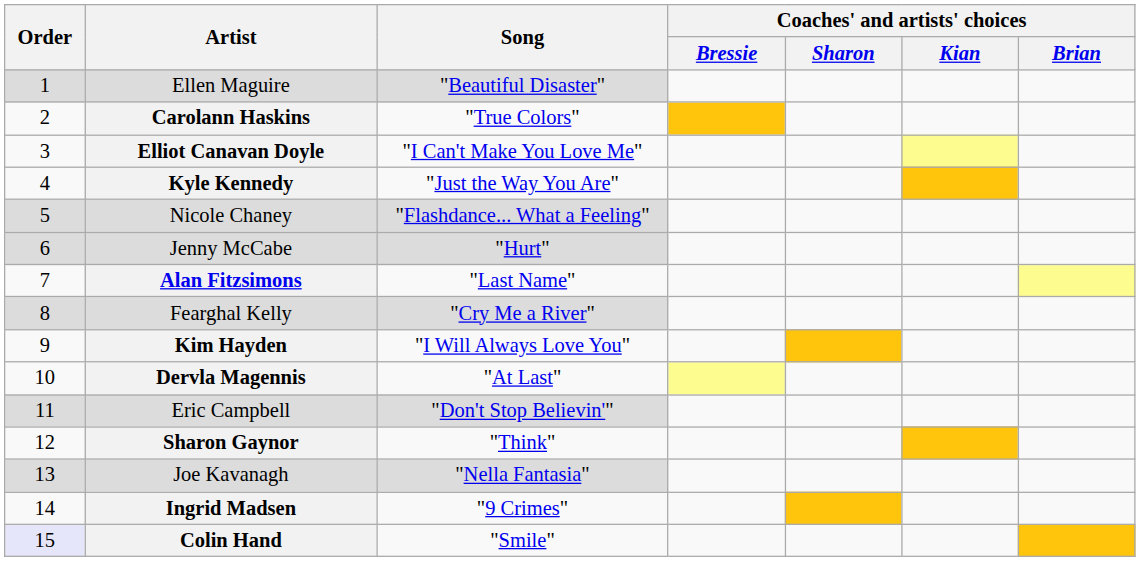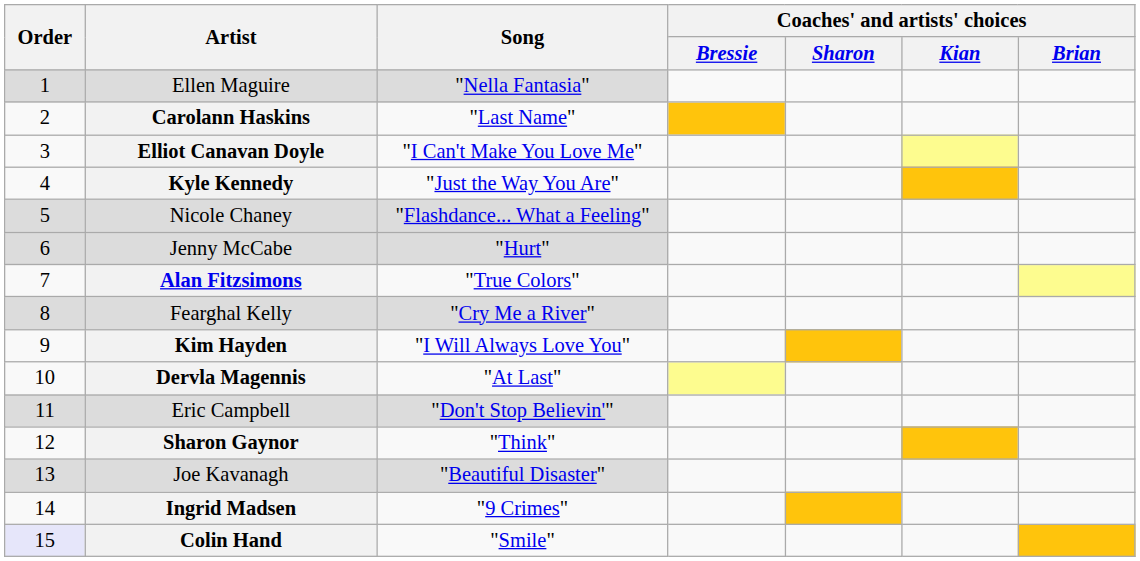(522, 85) "Beautiful Disaster" -> (522, 85) "Nella Fantasia"
(522, 118) "True Colors" -> (522, 118) "Last Name"
(522, 280) "Last Name" -> (522, 280) "True Colors"
(522, 475) "Nella Fantasia" -> (522, 475) "Beautiful Disaster"
